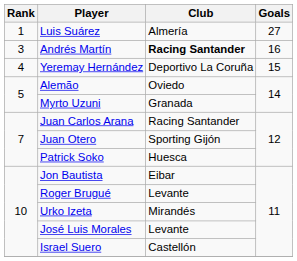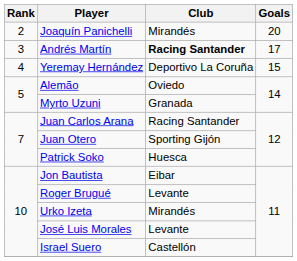- row: (70, 31)
+ row: (86, 31)
(274, 49) 16 -> (274, 49) 17
